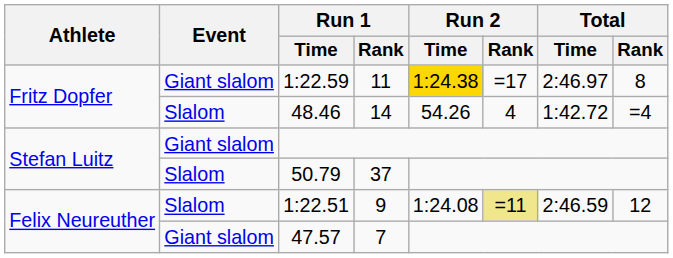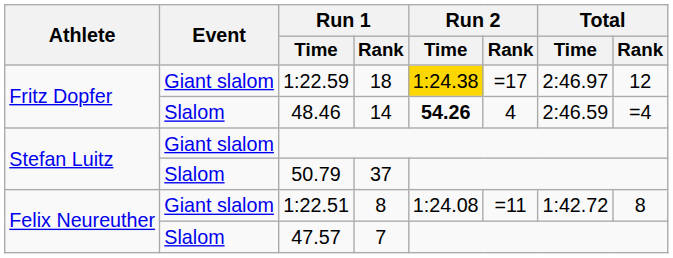(381, 81) 11 -> (381, 81) 18
(640, 81) 8 -> (640, 81) 12
(446, 112) normal -> (446, 112) bold
(575, 112) 1:42.72 -> (575, 112) 2:46.59
(194, 206) Slalom -> (219, 206) Giant slalom
(381, 206) 9 -> (381, 206) 8
(511, 206) khaki background -> (511, 206) no background
(575, 206) 2:46.59 -> (575, 206) 1:42.72
(640, 206) 12 -> (640, 206) 8
(219, 237) Giant slalom -> (194, 237) Slalom
